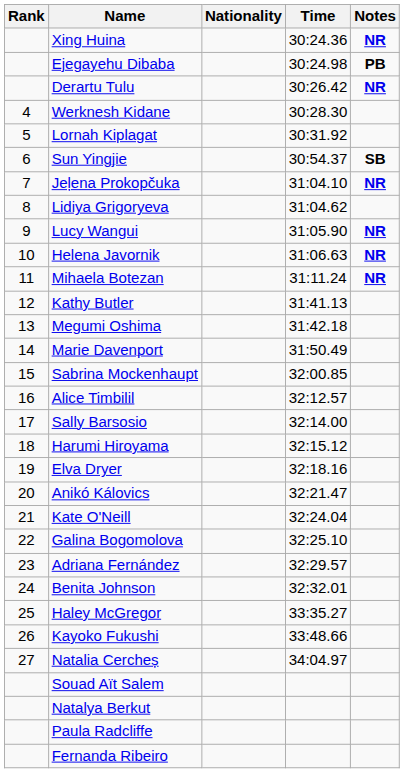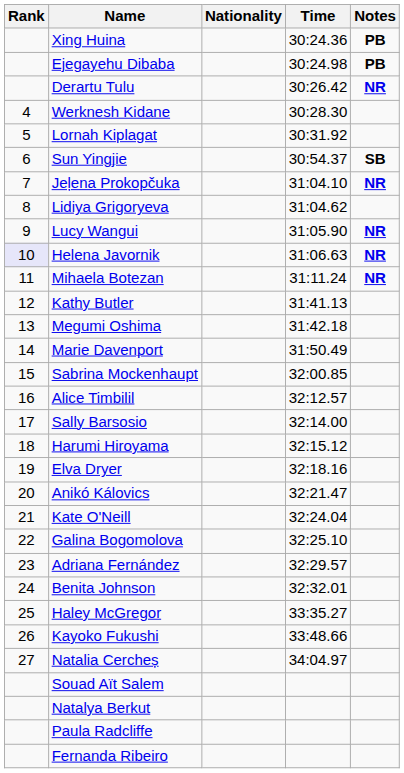(375, 40) NR -> (375, 40) PB
(26, 254) no background -> (26, 254) lavender background
